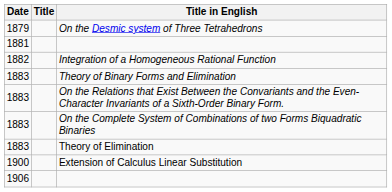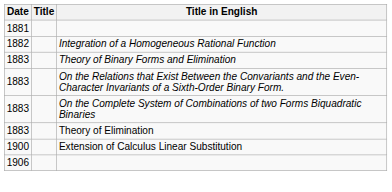- row: (18, 28)
